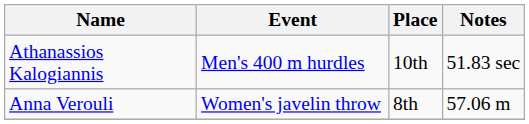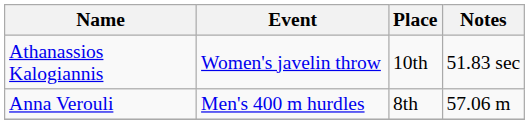(283, 61) Men's 400 m hurdles -> (291, 61) Women's javelin throw
(291, 103) Women's javelin throw -> (283, 103) Men's 400 m hurdles
